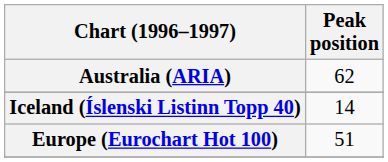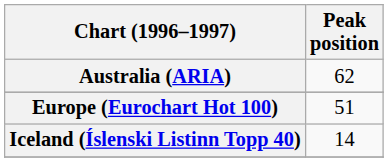rows swapped: (155, 140) <-> (155, 107)
